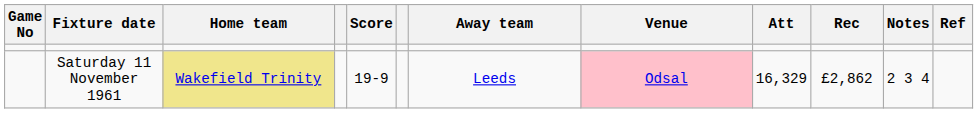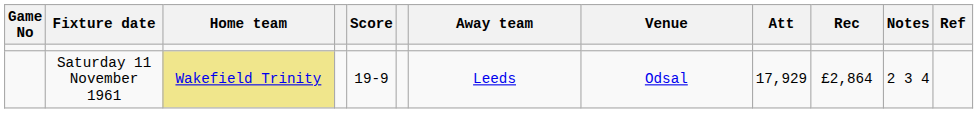(666, 79) pink background -> (666, 79) no background
(781, 79) 16,329 -> (781, 79) 17,929
(847, 79) £2,862 -> (847, 79) £2,864
